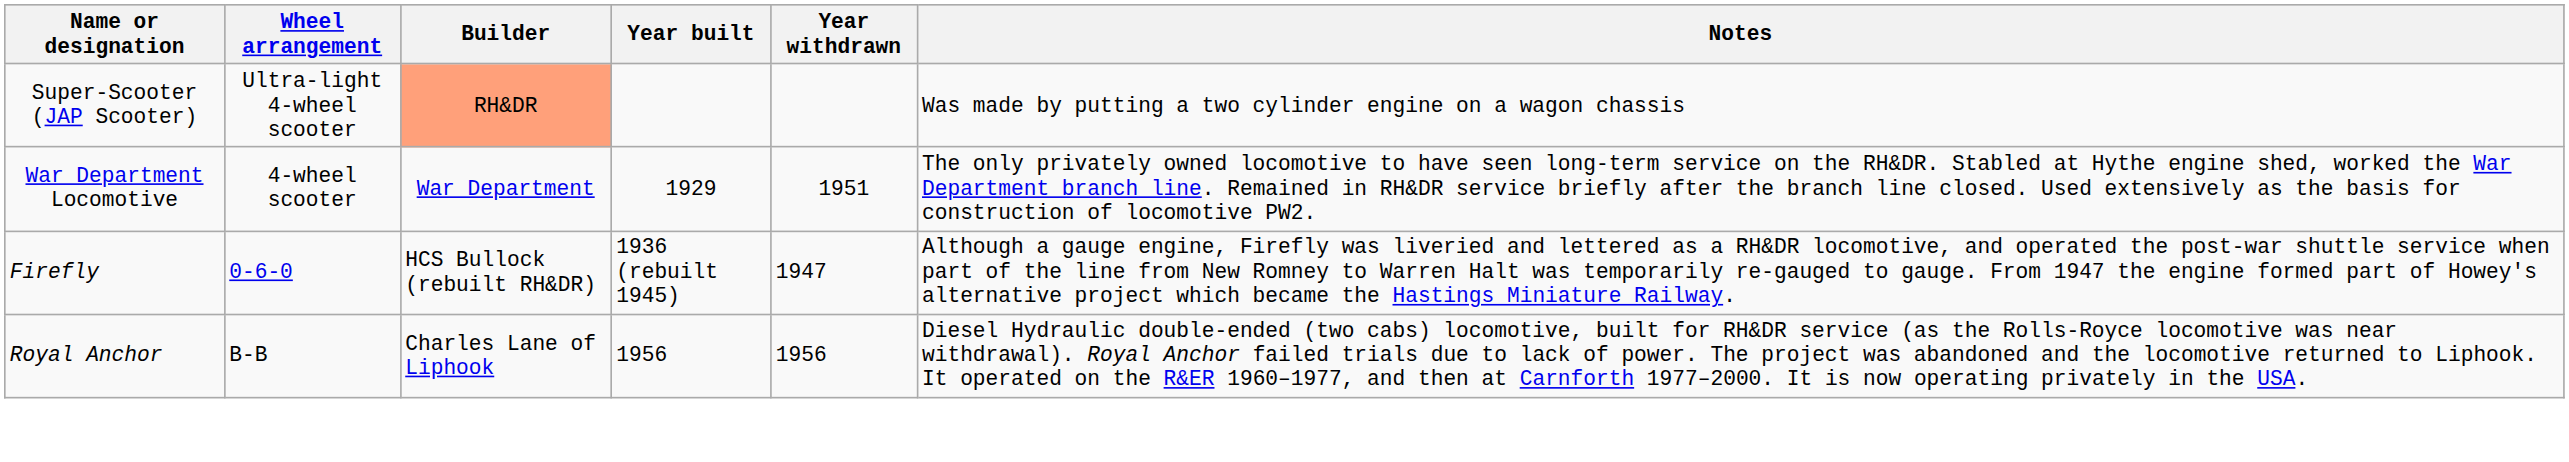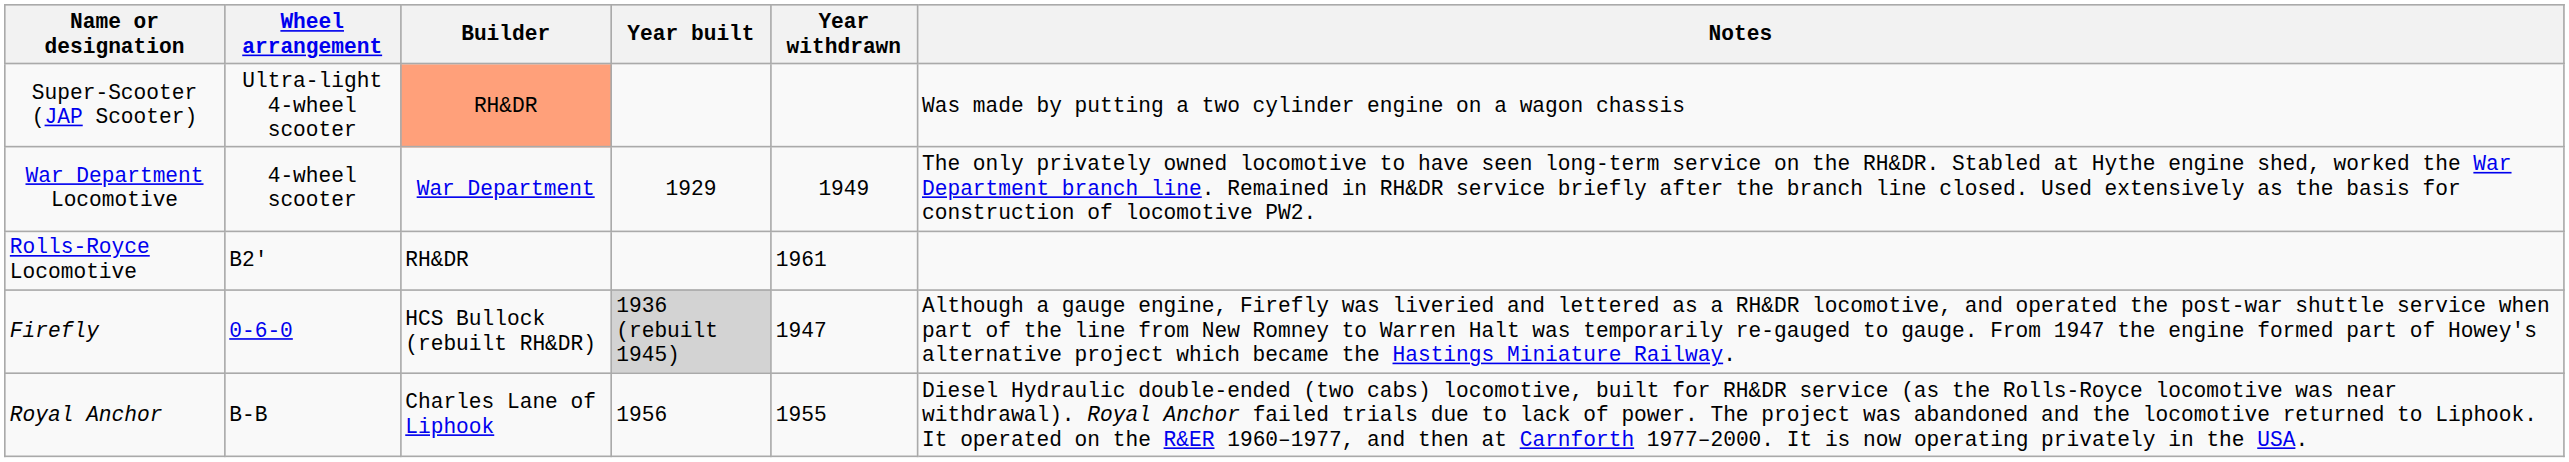(844, 189) 1951 -> (844, 189) 1949
+ row: (80, 260)
(667, 272) no background -> (667, 331) lightgrey background
(801, 356) 1956 -> (801, 415) 1955
